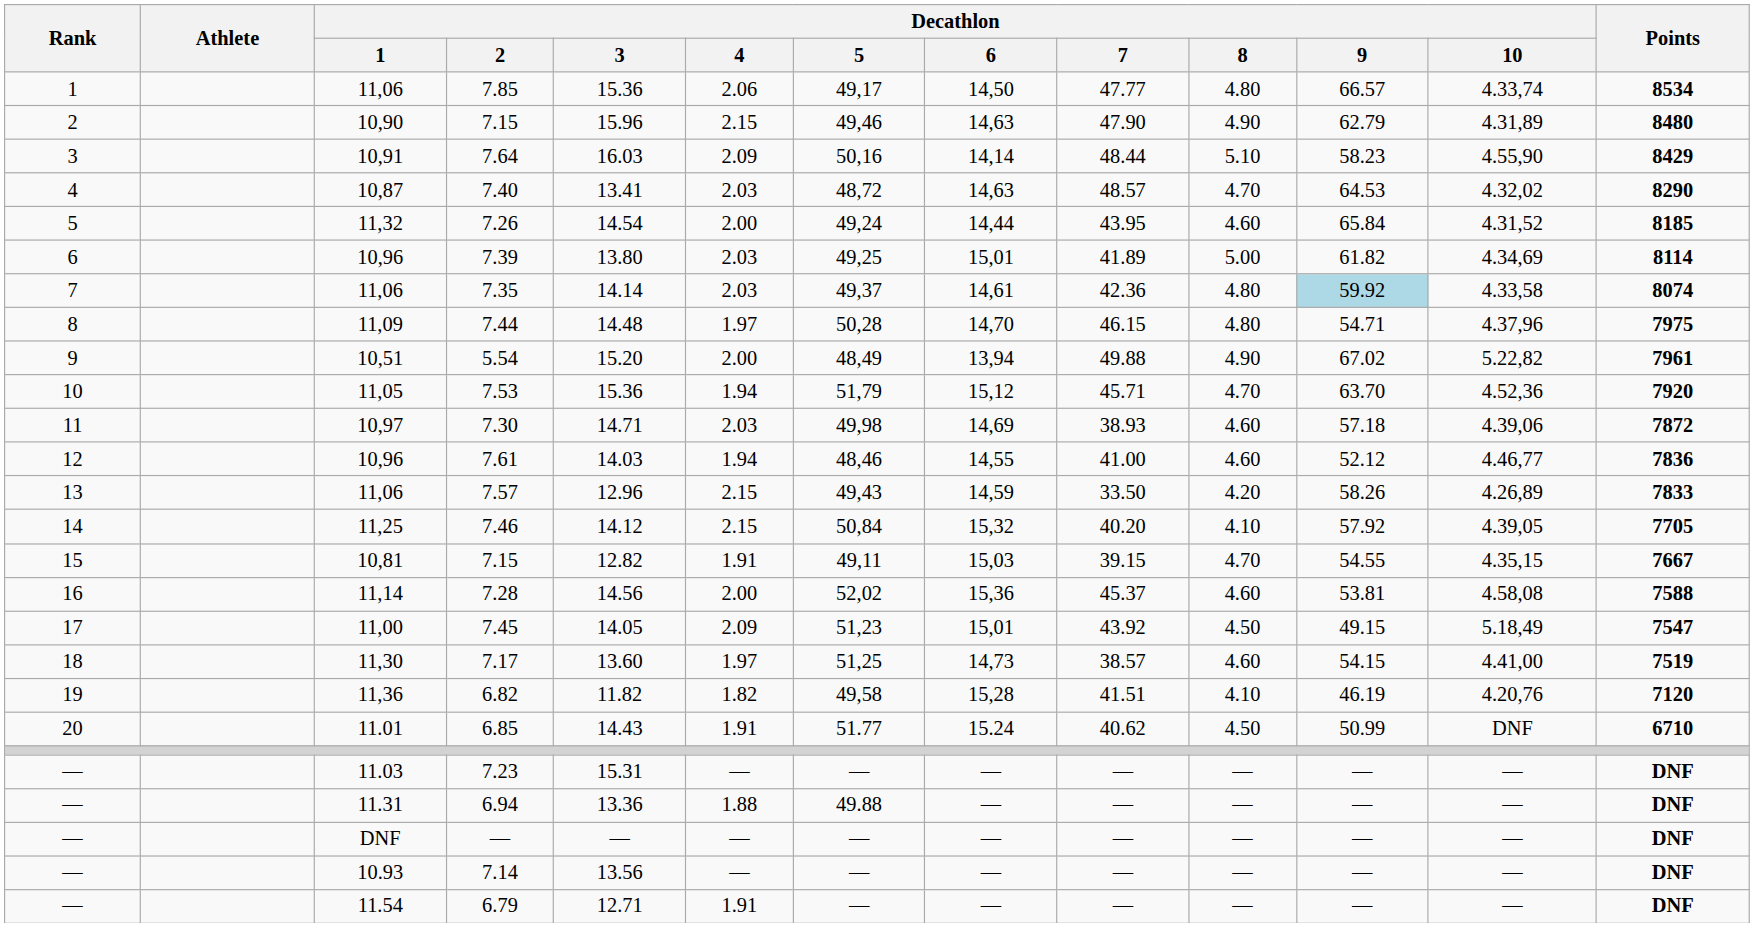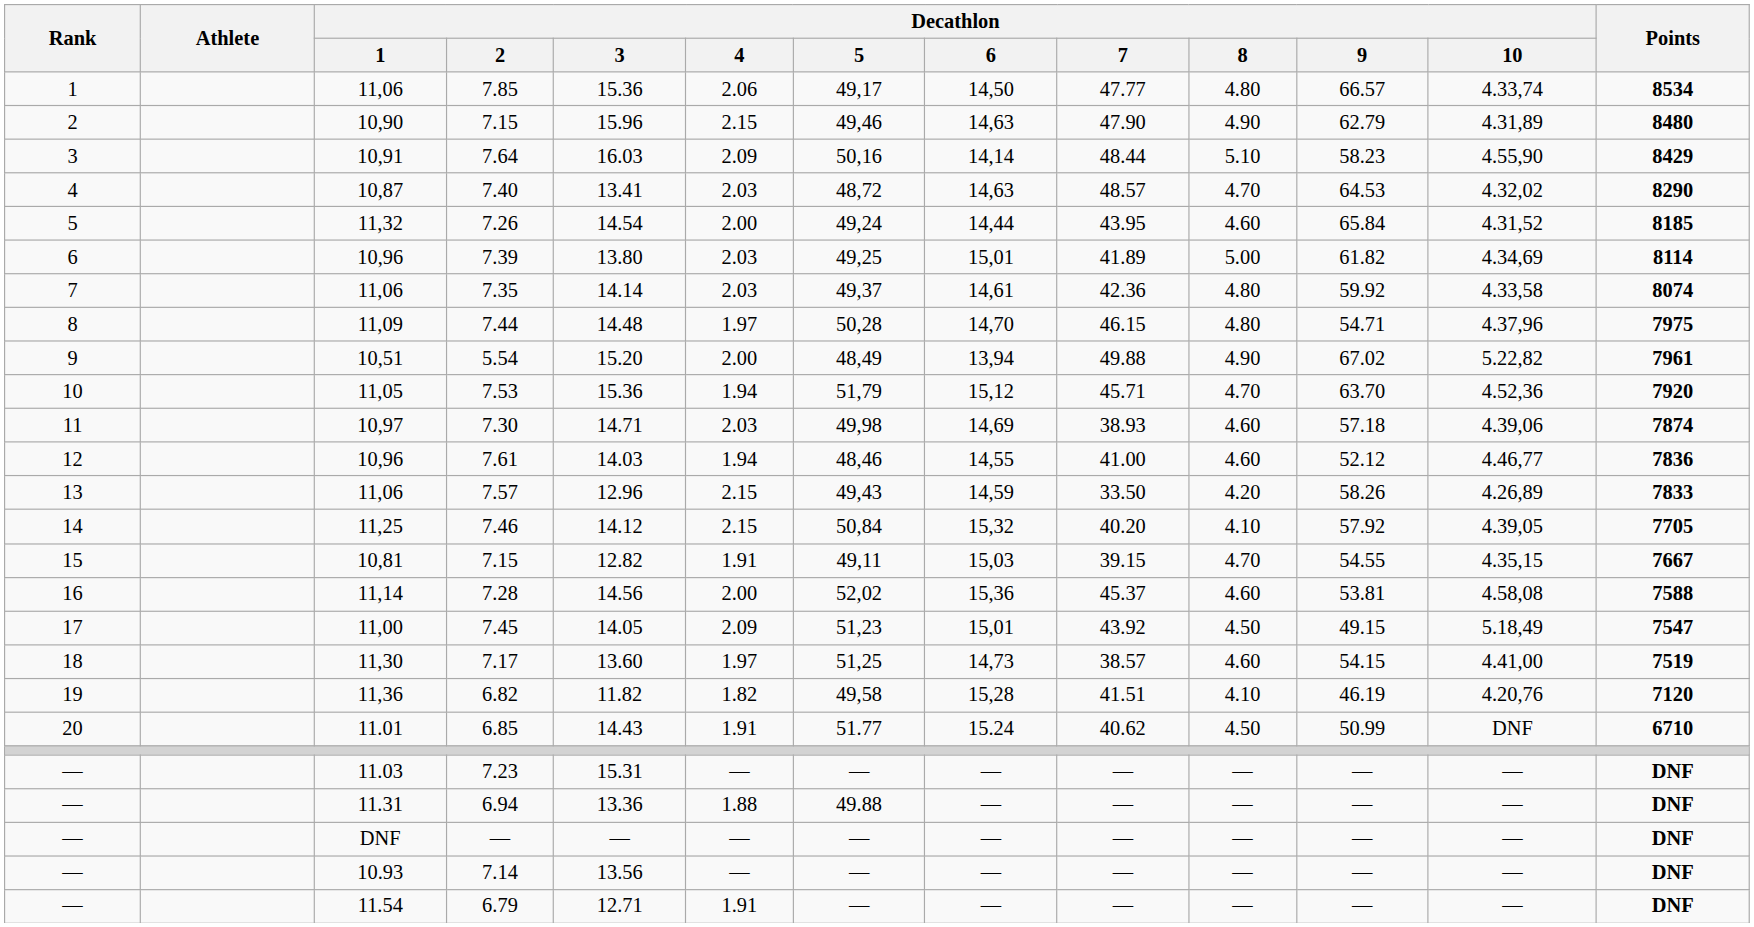(1362, 290) lightblue background -> (1362, 290) no background
(1673, 425) 7872 -> (1673, 425) 7874
